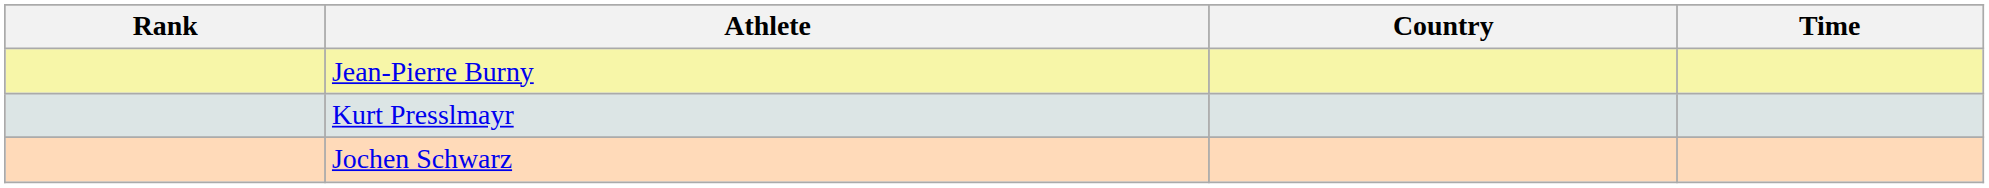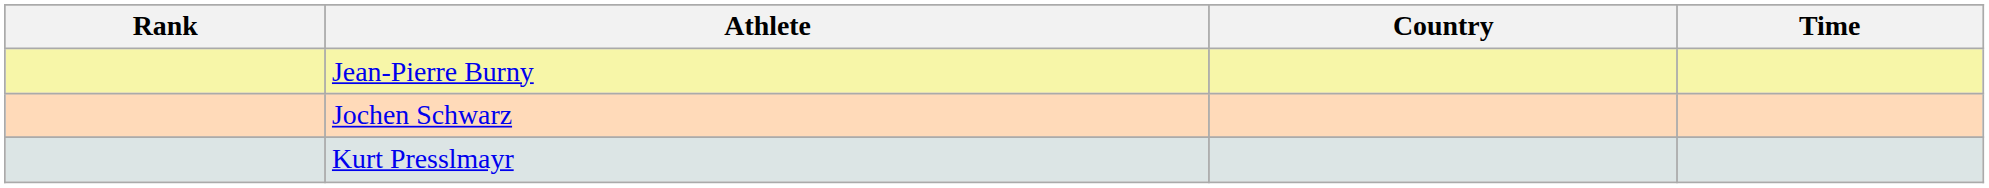rows swapped: (423, 114) <-> (422, 159)
